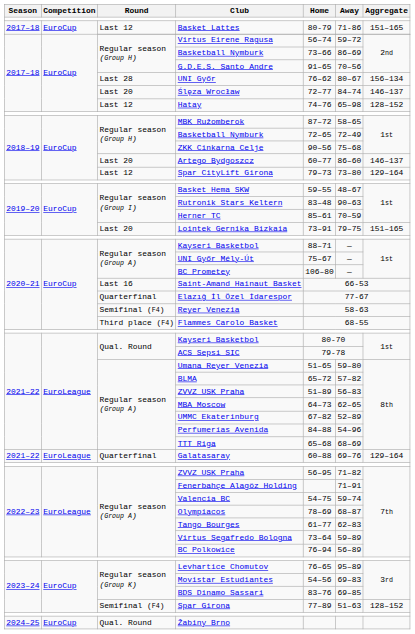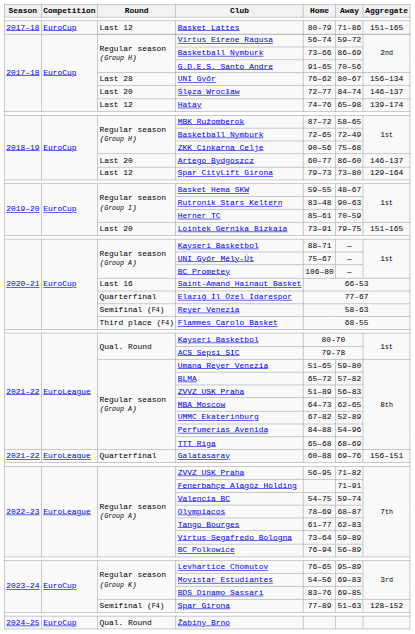(387, 105) 128–152 -> (387, 105) 139–174
(387, 456) 129–164 -> (387, 456) 156–151
